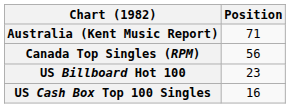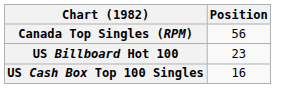- row: (113, 34)
